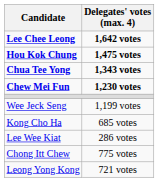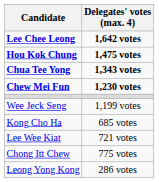(118, 138) 286 votes -> (118, 138) 721 votes
(118, 169) 721 votes -> (118, 169) 286 votes
